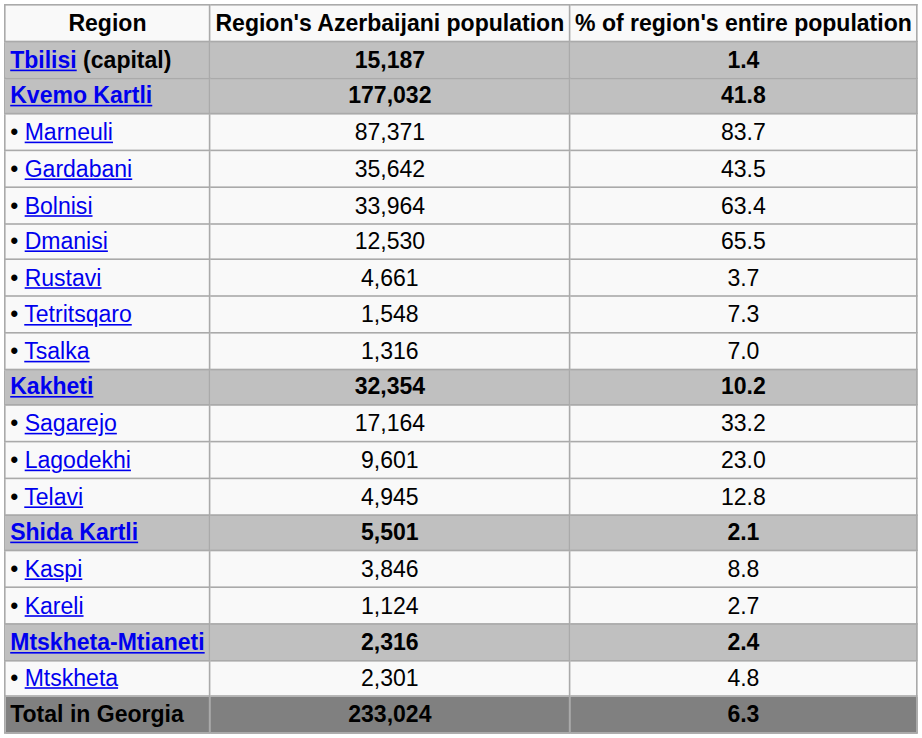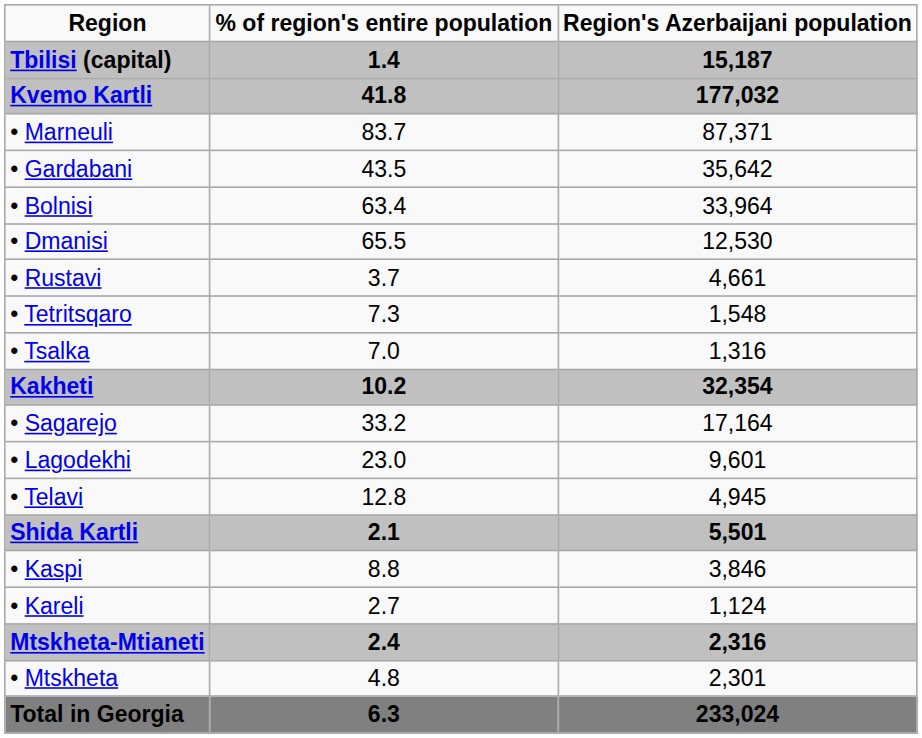columns swapped: (390, 23) <-> (743, 23)
